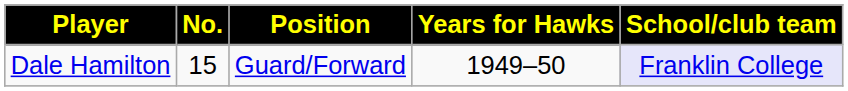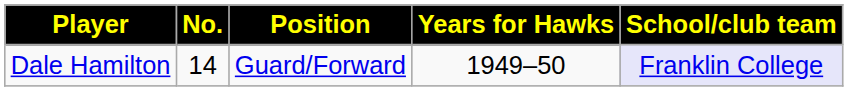(203, 65) 15 -> (203, 65) 14
